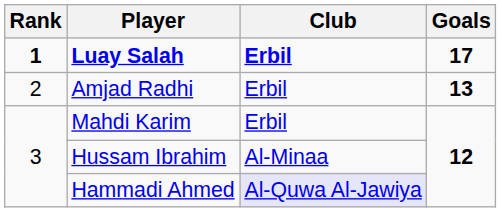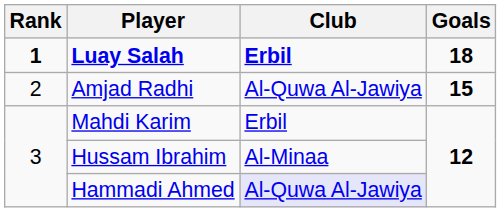(461, 55) 17 -> (461, 55) 18
(266, 88) Erbil -> (333, 88) Al-Quwa Al-Jawiya
(461, 88) 13 -> (461, 88) 15
